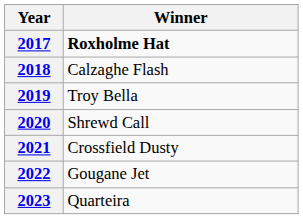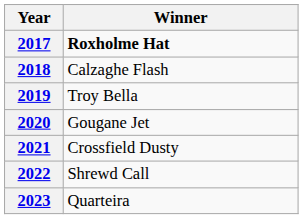(108, 122) Shrewd Call -> (108, 122) Gougane Jet
(108, 174) Gougane Jet -> (108, 174) Shrewd Call
